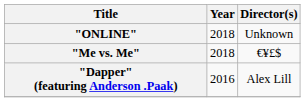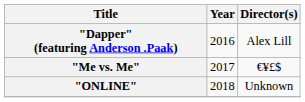rows swapped: (106, 79) <-> (106, 33)
(222, 53) 2018 -> (222, 67) 2017
